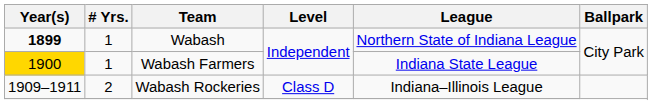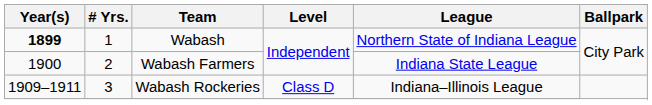(45, 64) gold background -> (45, 64) no background
(108, 64) 1 -> (108, 64) 2
(108, 87) 2 -> (108, 87) 3
